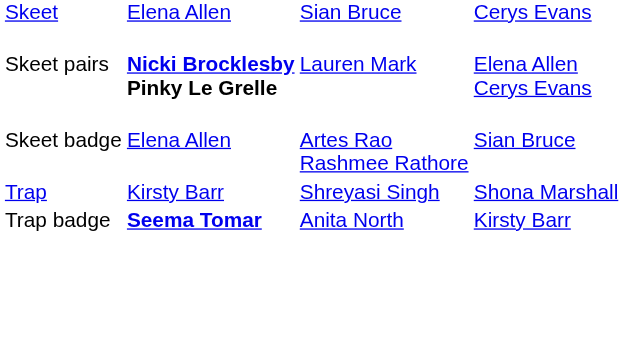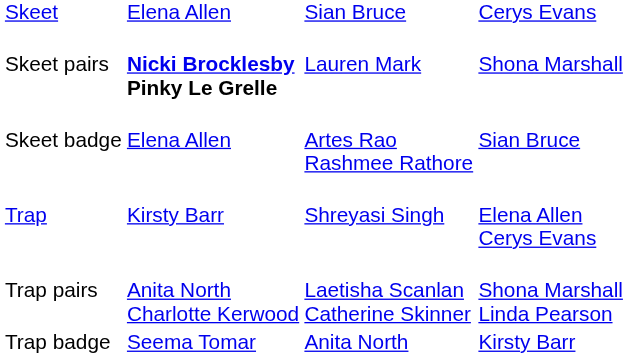(533, 76) Elena Allen Cerys Evans -> (551, 64) Shona Marshall
(546, 191) Shona Marshall -> (537, 226) Elena Allen Cerys Evans
+ row: (51, 290)
(194, 220) bold -> (191, 342) normal
